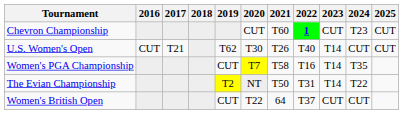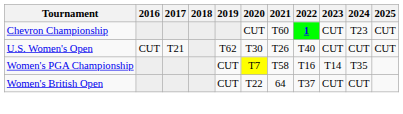(333, 48) T14 -> (333, 48) CUT
- row: (61, 83)
